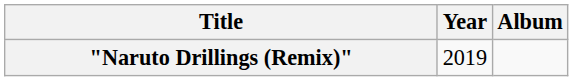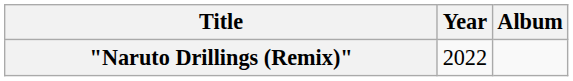(465, 57) 2019 -> (465, 57) 2022
